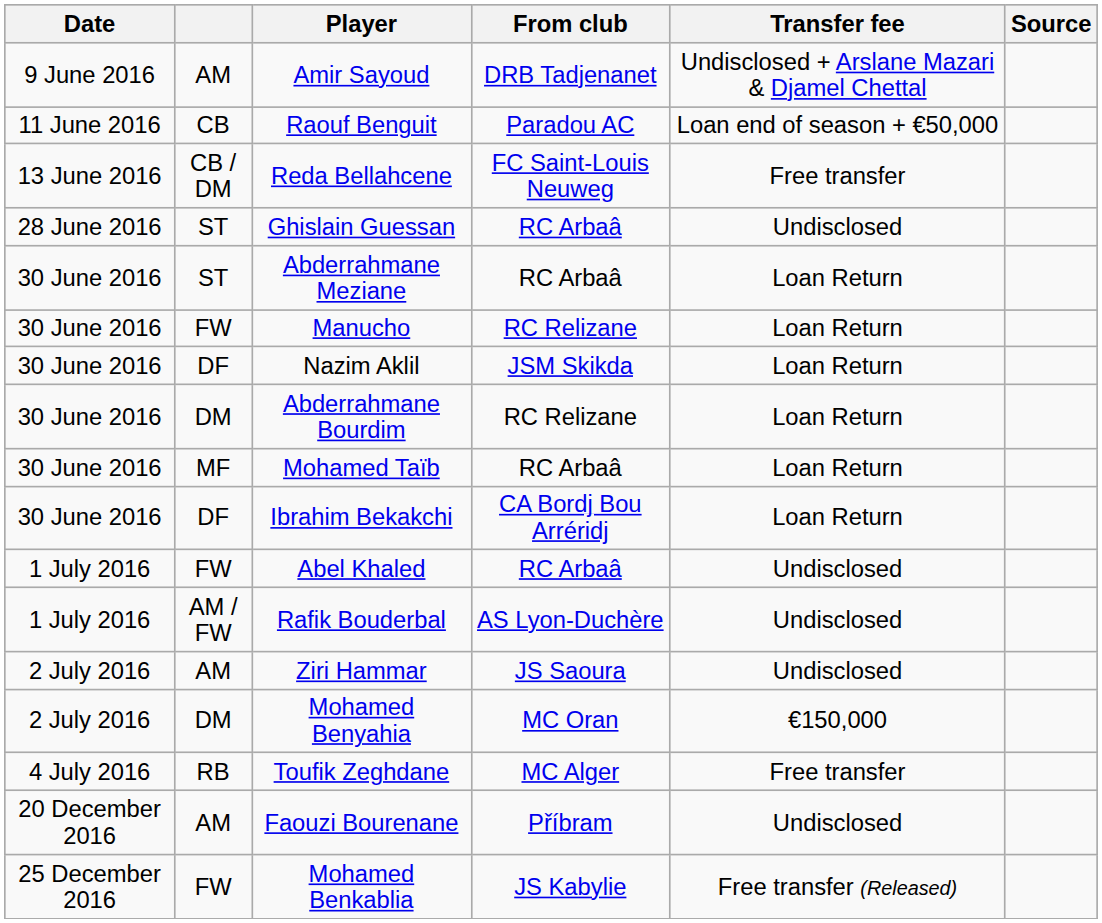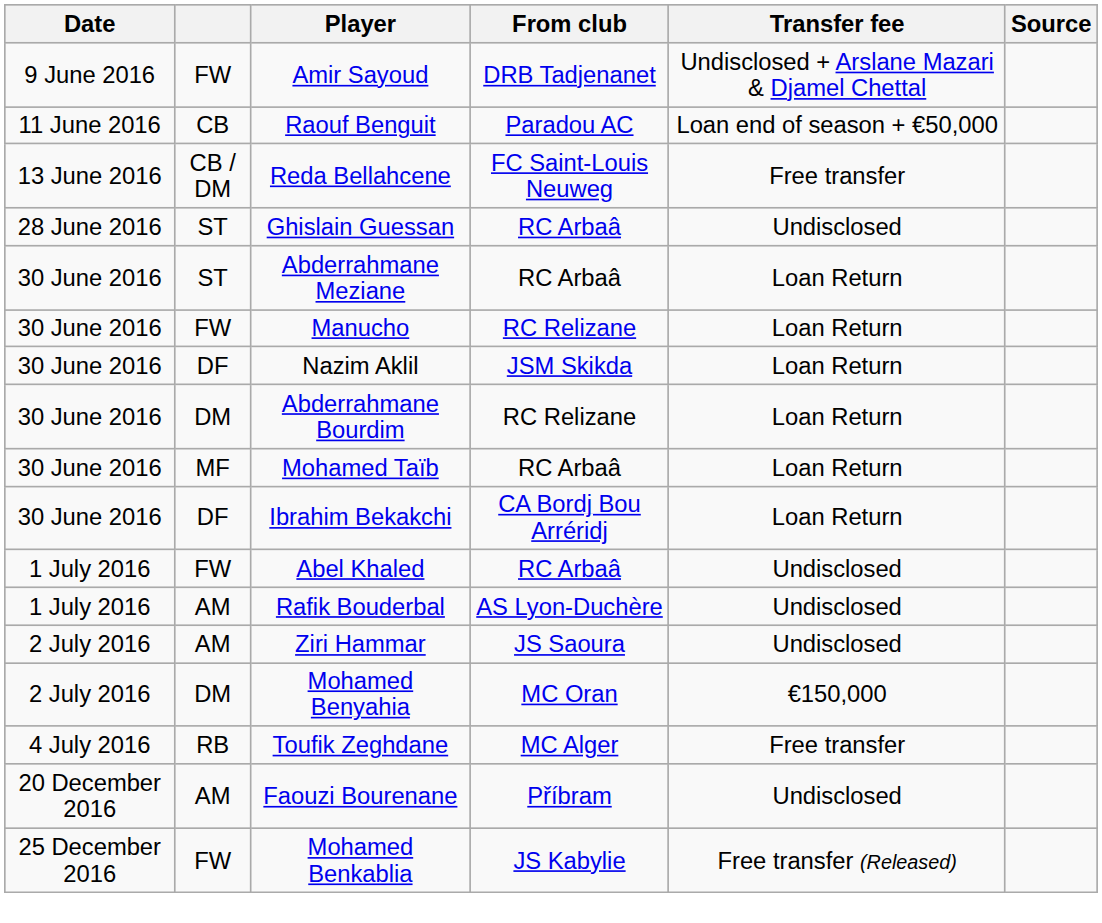(213, 75) AM -> (213, 75) FW
(213, 620) AM / FW -> (213, 606) AM
